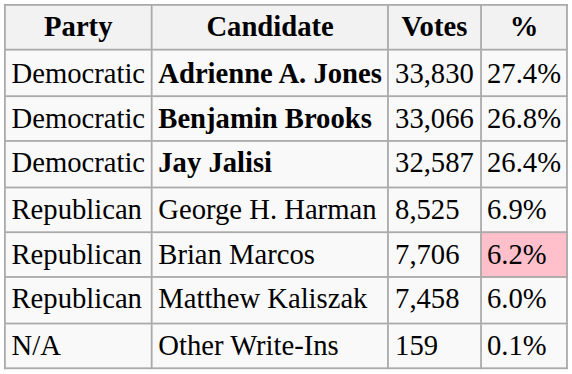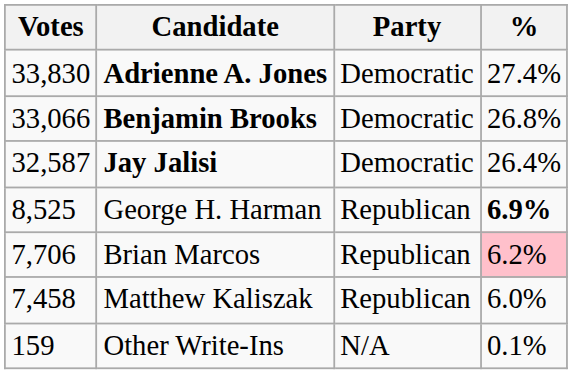columns swapped: (78, 27) <-> (434, 27)
(517, 208) normal -> (519, 208) bold
